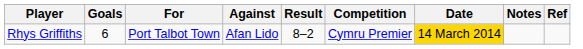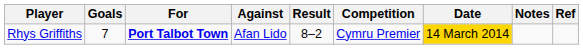(105, 34) 6 -> (105, 34) 7
(174, 34) normal -> (178, 34) bold
